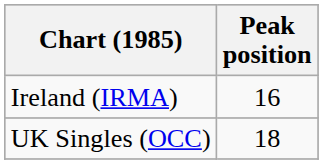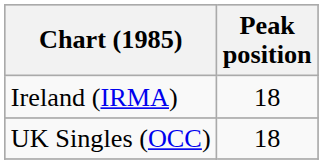(267, 96) 16 -> (267, 96) 18
